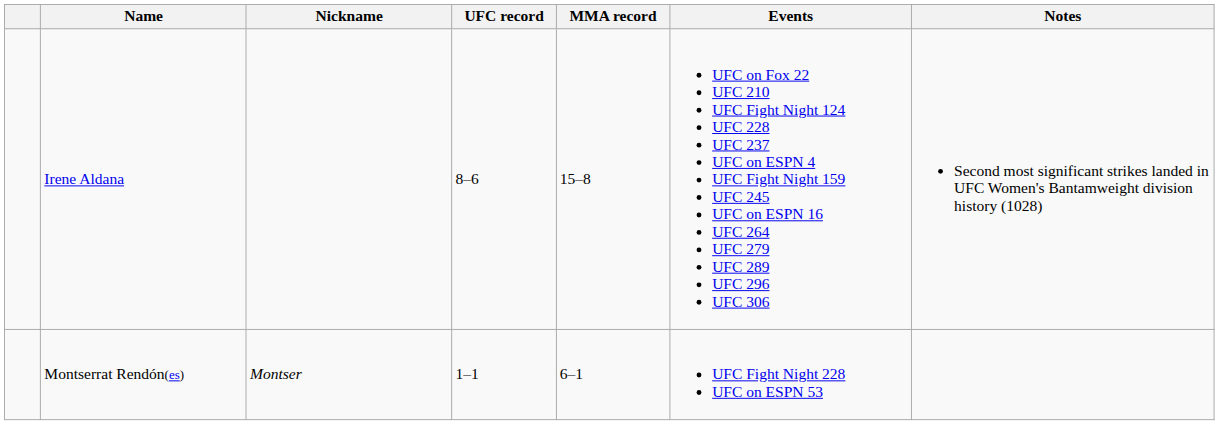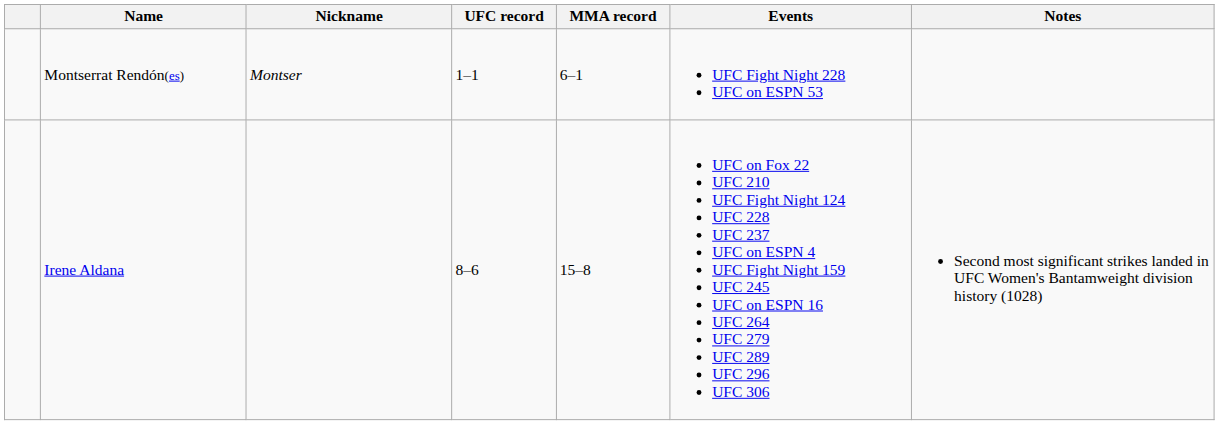rows swapped: (84, 179) <-> (114, 374)
